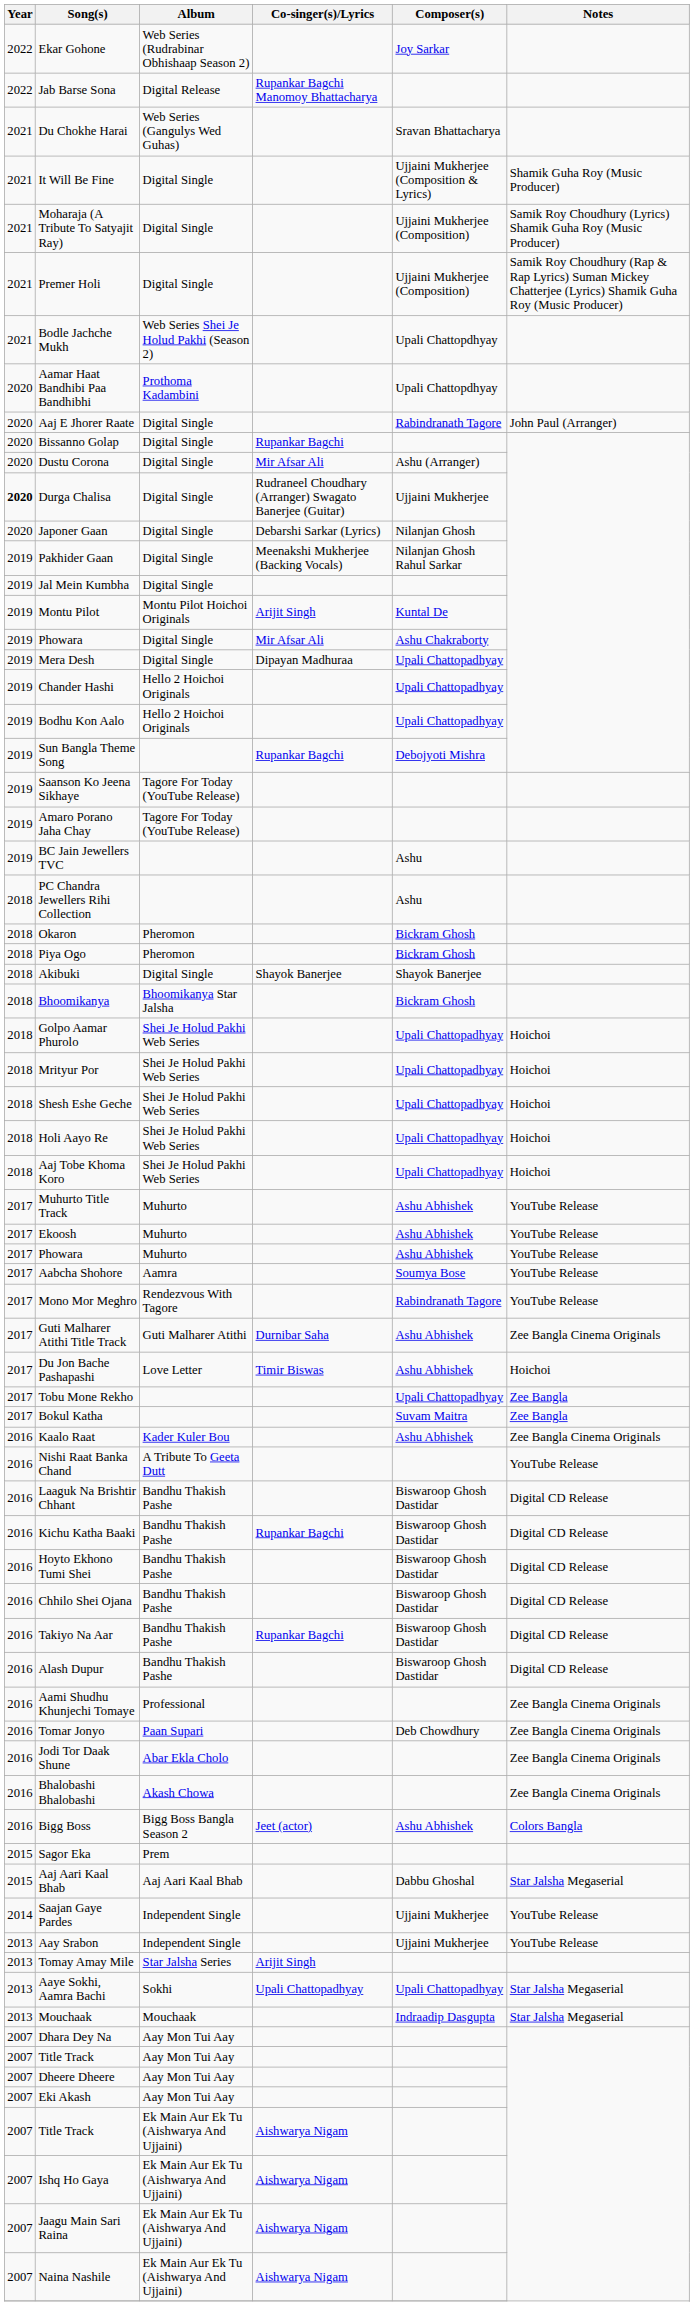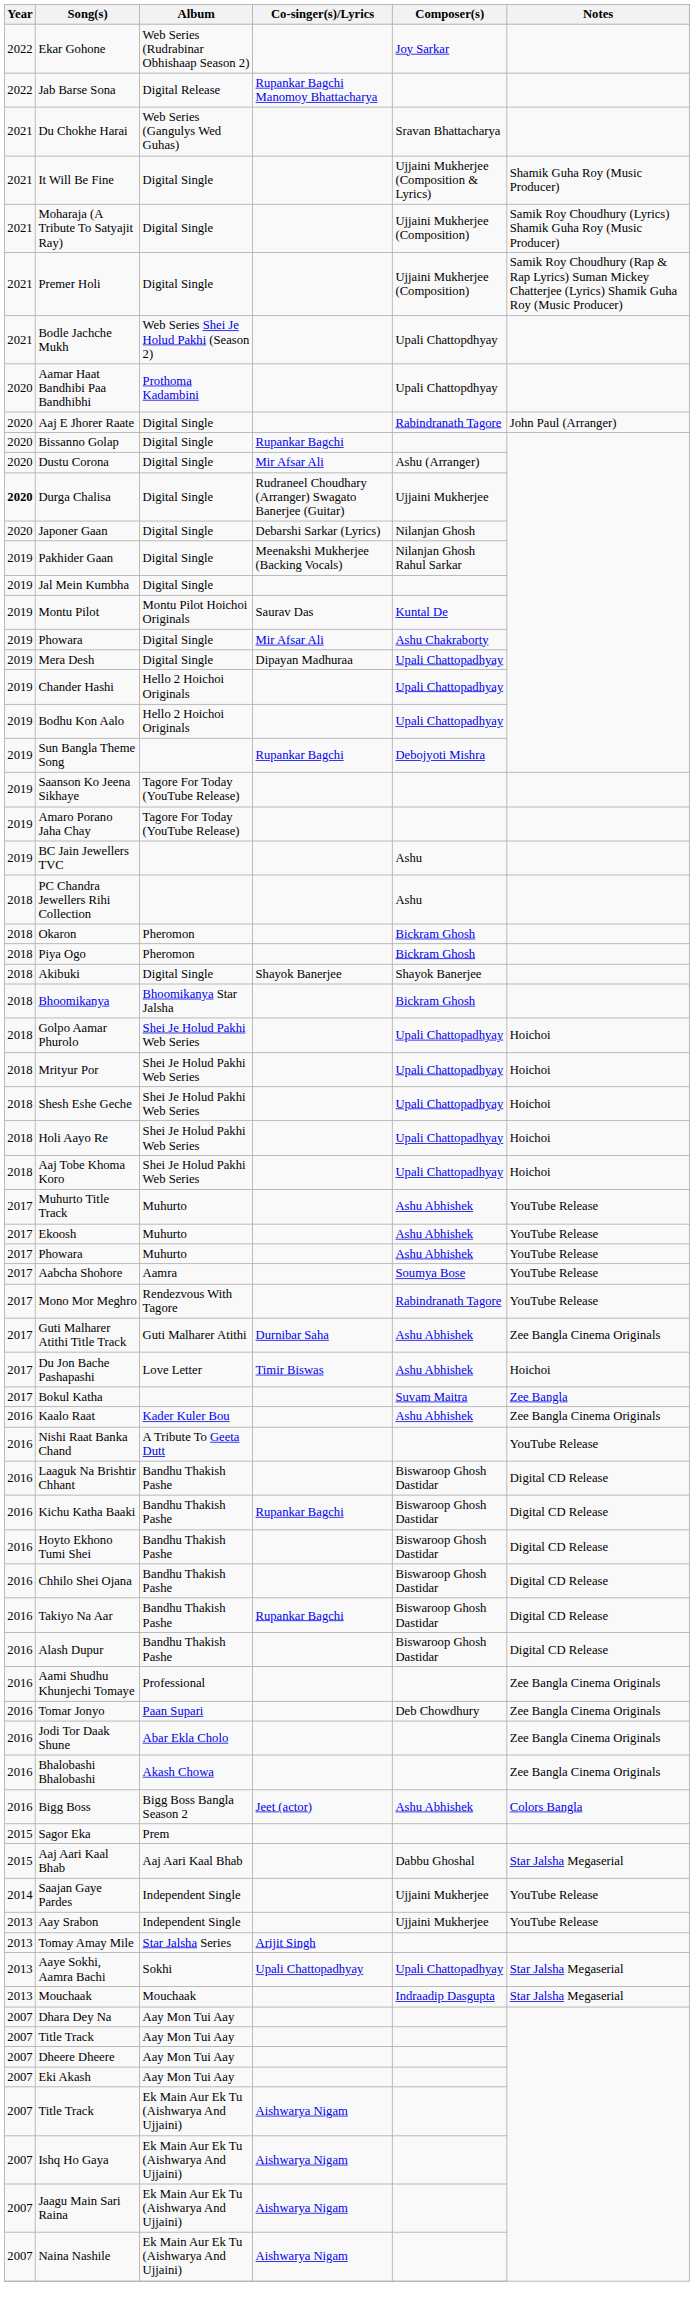(286, 612) Arijit Singh -> (285, 612) Saurav Das
- row: (86, 1396)
